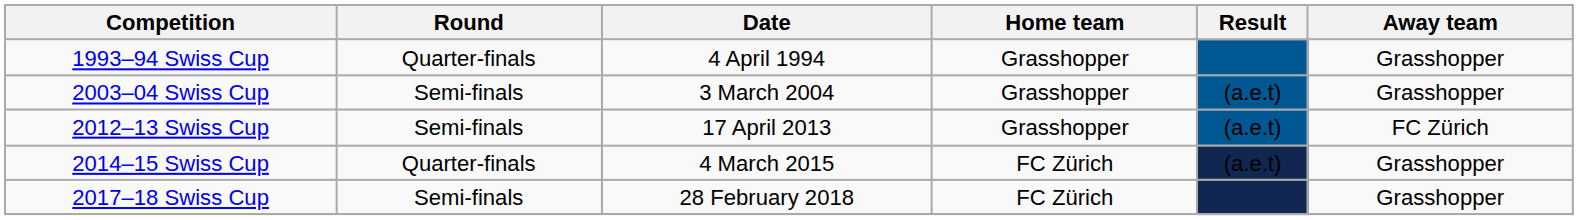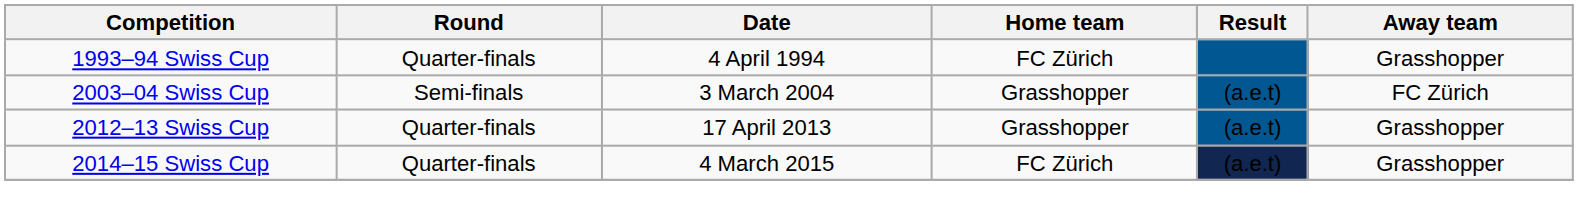(1065, 57) Grasshopper -> (1065, 57) FC Zürich
(1440, 92) Grasshopper -> (1440, 92) FC Zürich
(469, 127) Semi-finals -> (469, 127) Quarter-finals
(1440, 127) FC Zürich -> (1440, 127) Grasshopper
- row: (171, 197)
